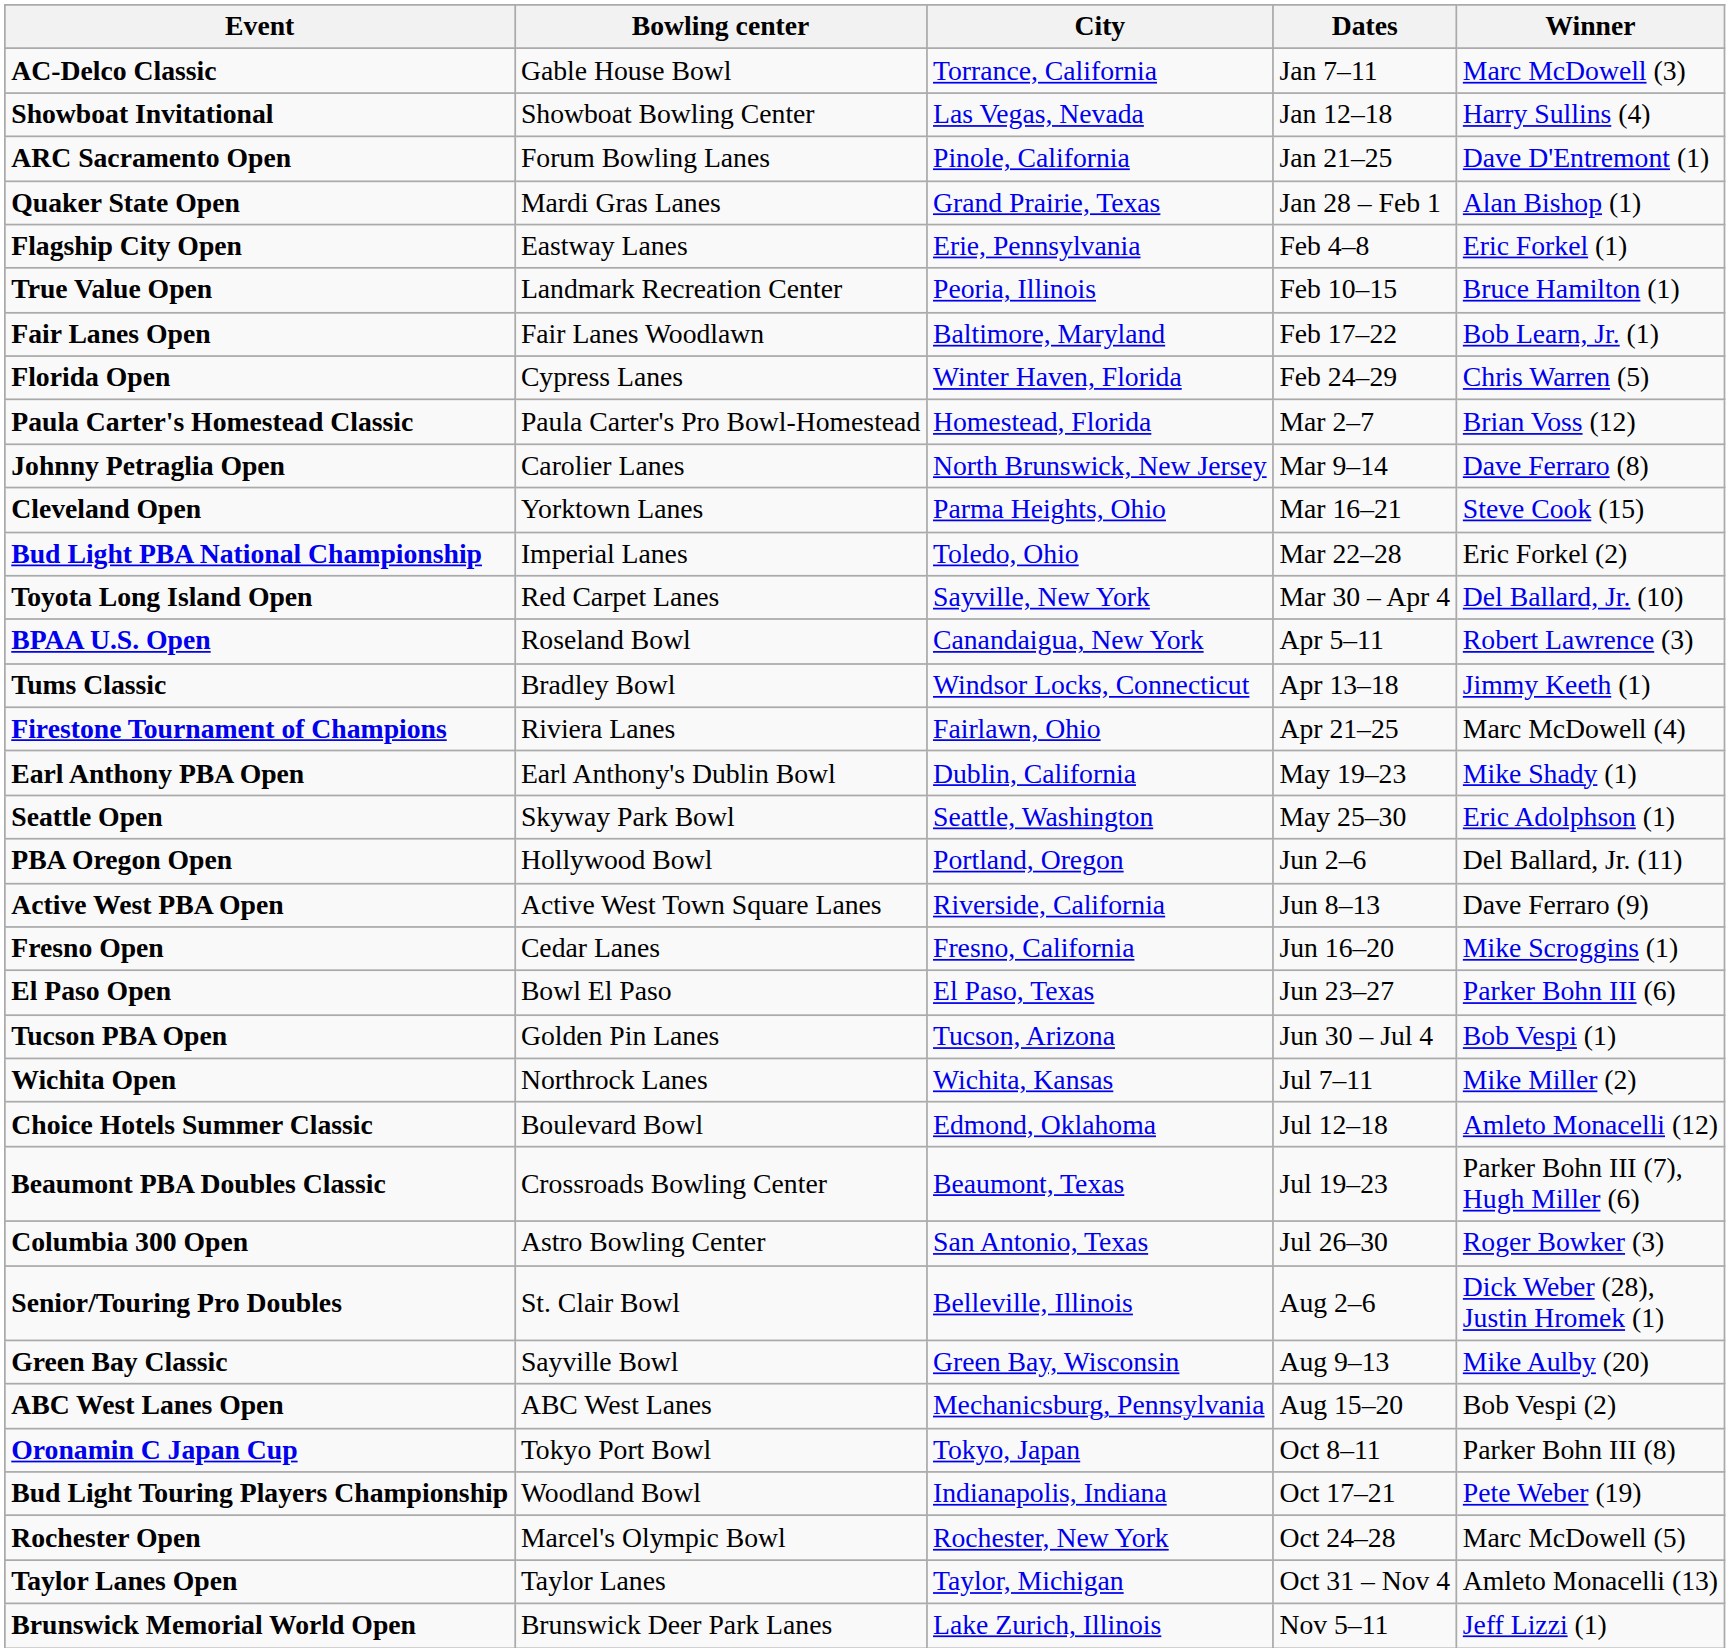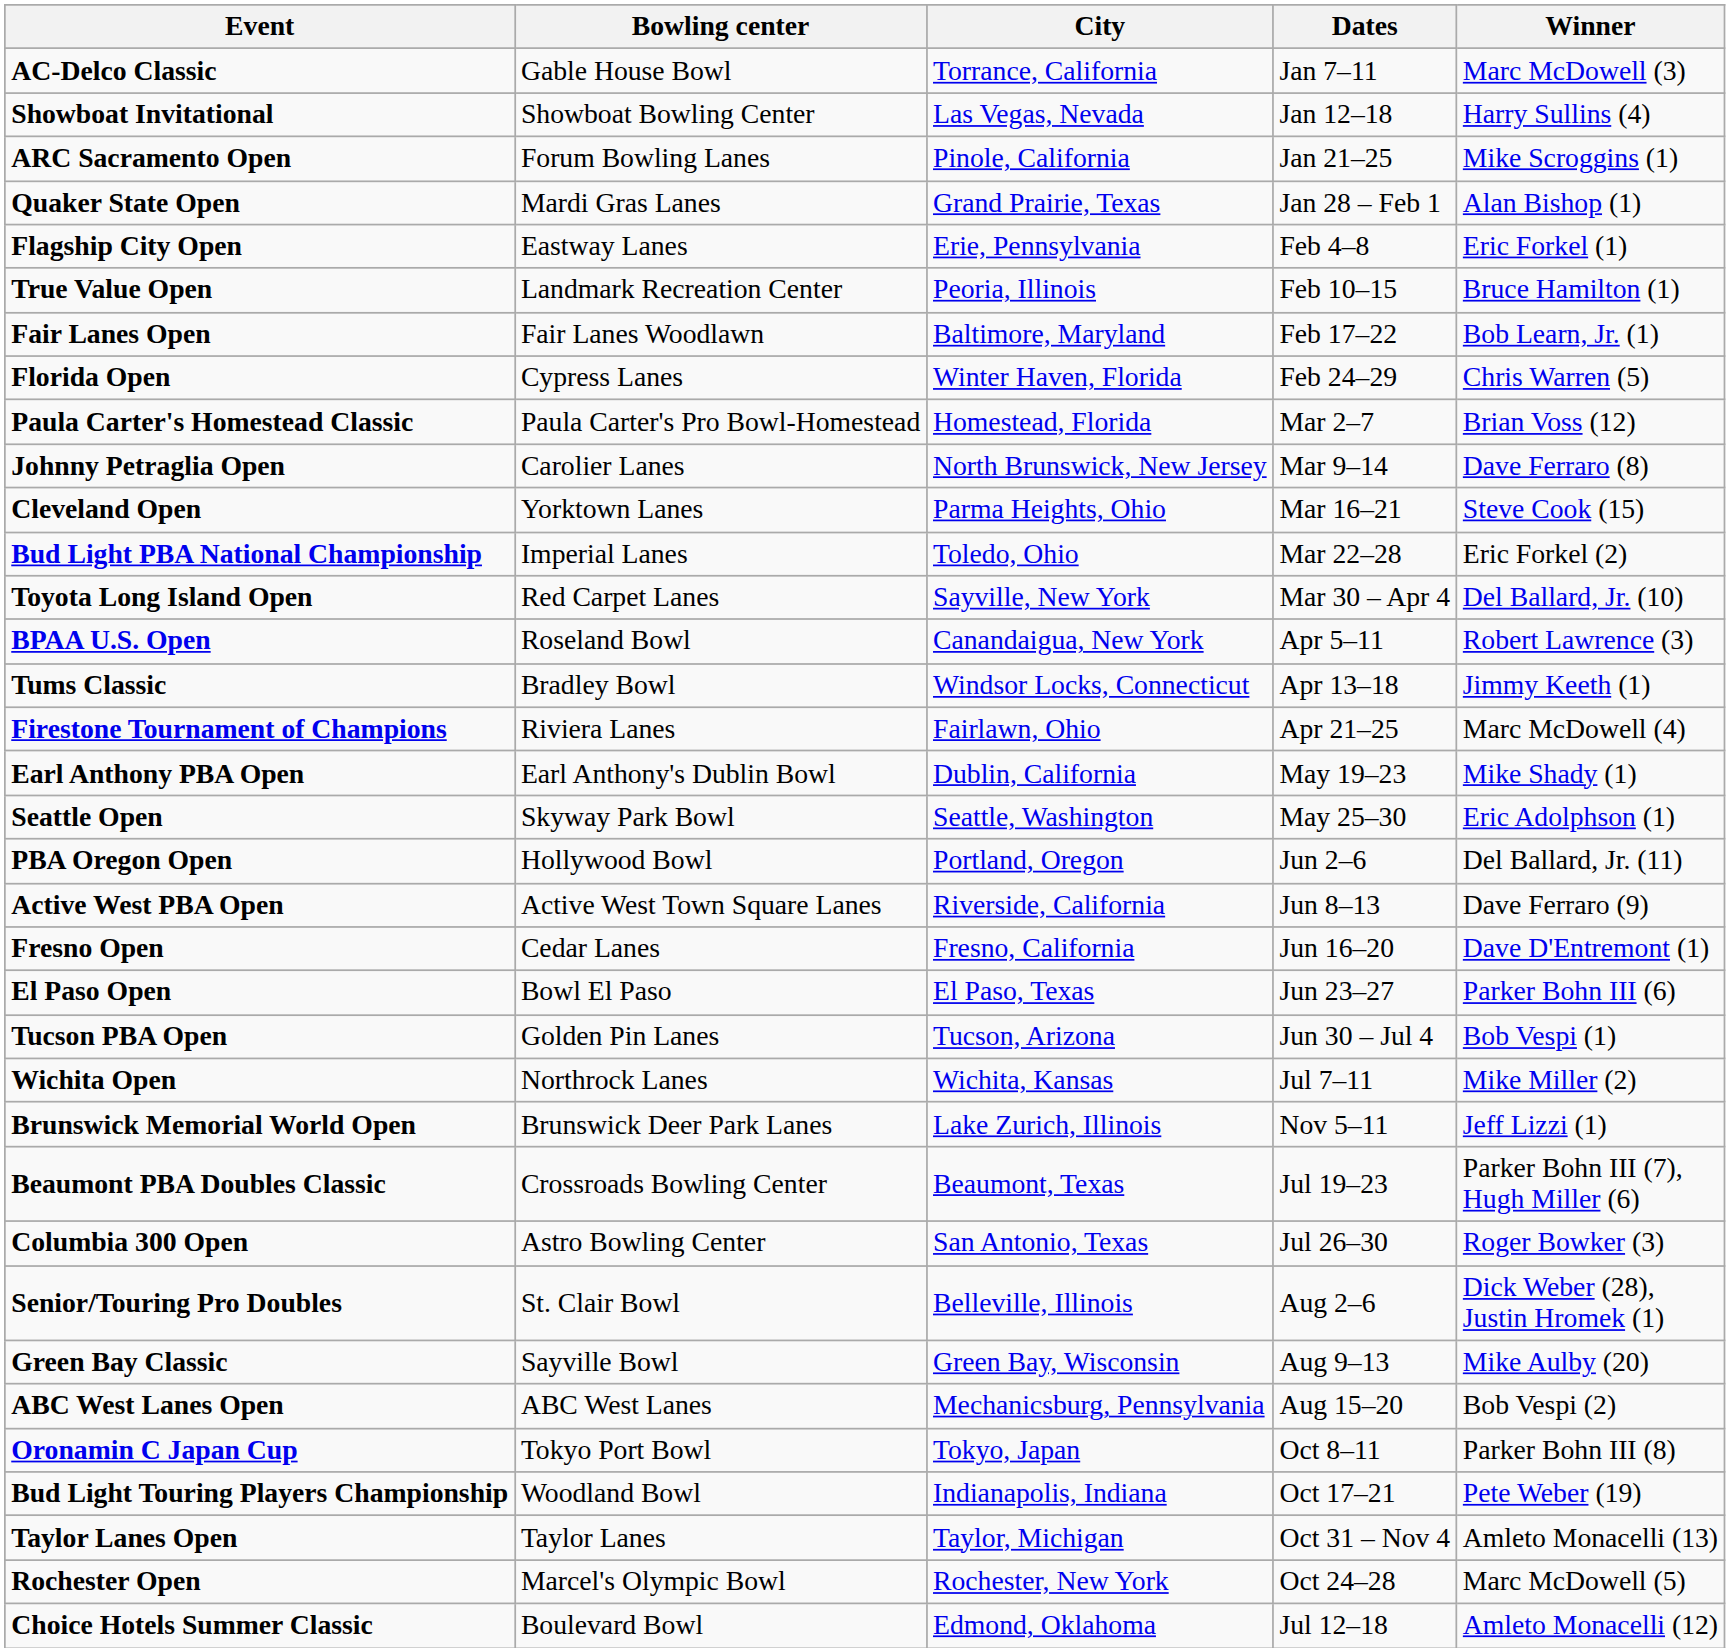(1586, 158) Dave D'Entremont (1) -> (1570, 158) Mike Scroggins (1)
(1570, 948) Mike Scroggins (1) -> (1586, 948) Dave D'Entremont (1)
rows swapped: (192, 1123) <-> (214, 1625)
rows swapped: (106, 1537) <-> (124, 1581)
